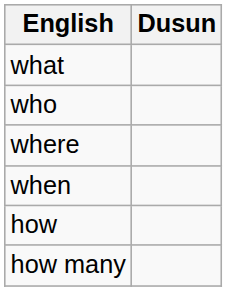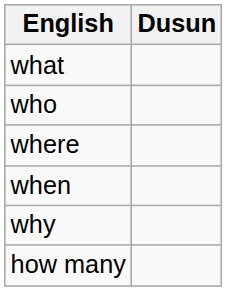+ row: (33, 225)
- row: (34, 225)
